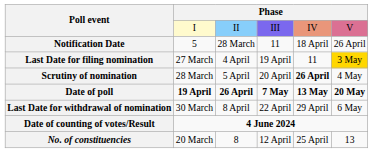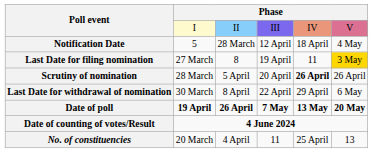(275, 44) 11 -> (275, 44) 12 April
(350, 44) 26 April -> (350, 44) 4 May
(236, 60) 4 April -> (236, 60) 8
(350, 76) 4 May -> (350, 76) 26 April
rows swapped: (89, 107) <-> (89, 92)
(236, 139) 8 -> (236, 139) 4 April
(275, 139) 12 April -> (275, 139) 11
